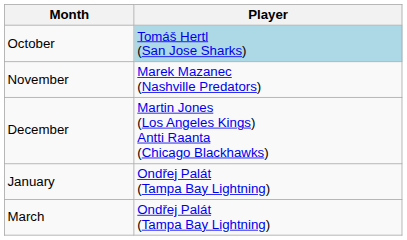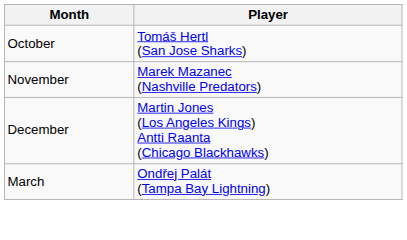(192, 43) lightblue background -> (192, 43) no background
- row: (31, 181)
